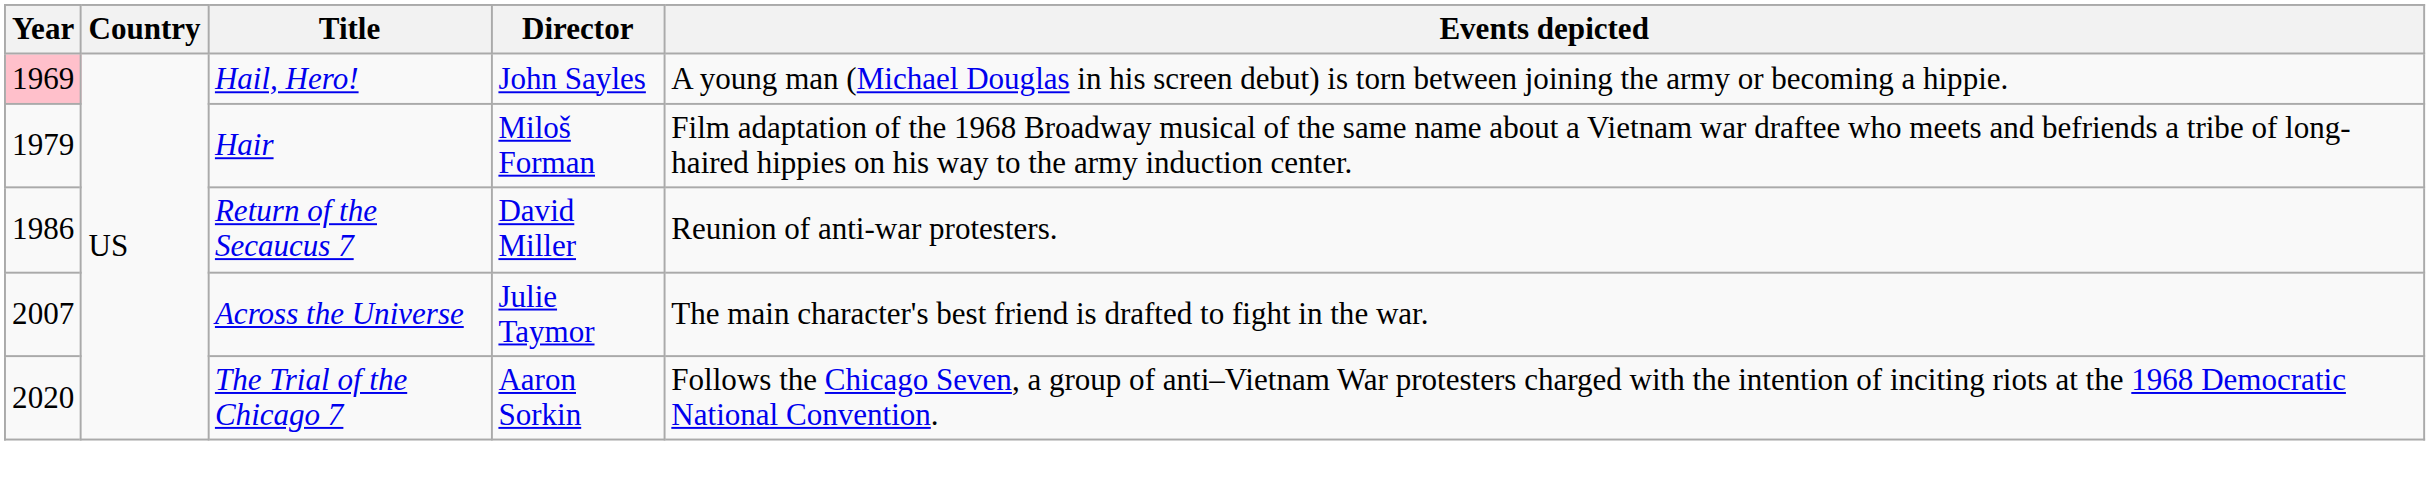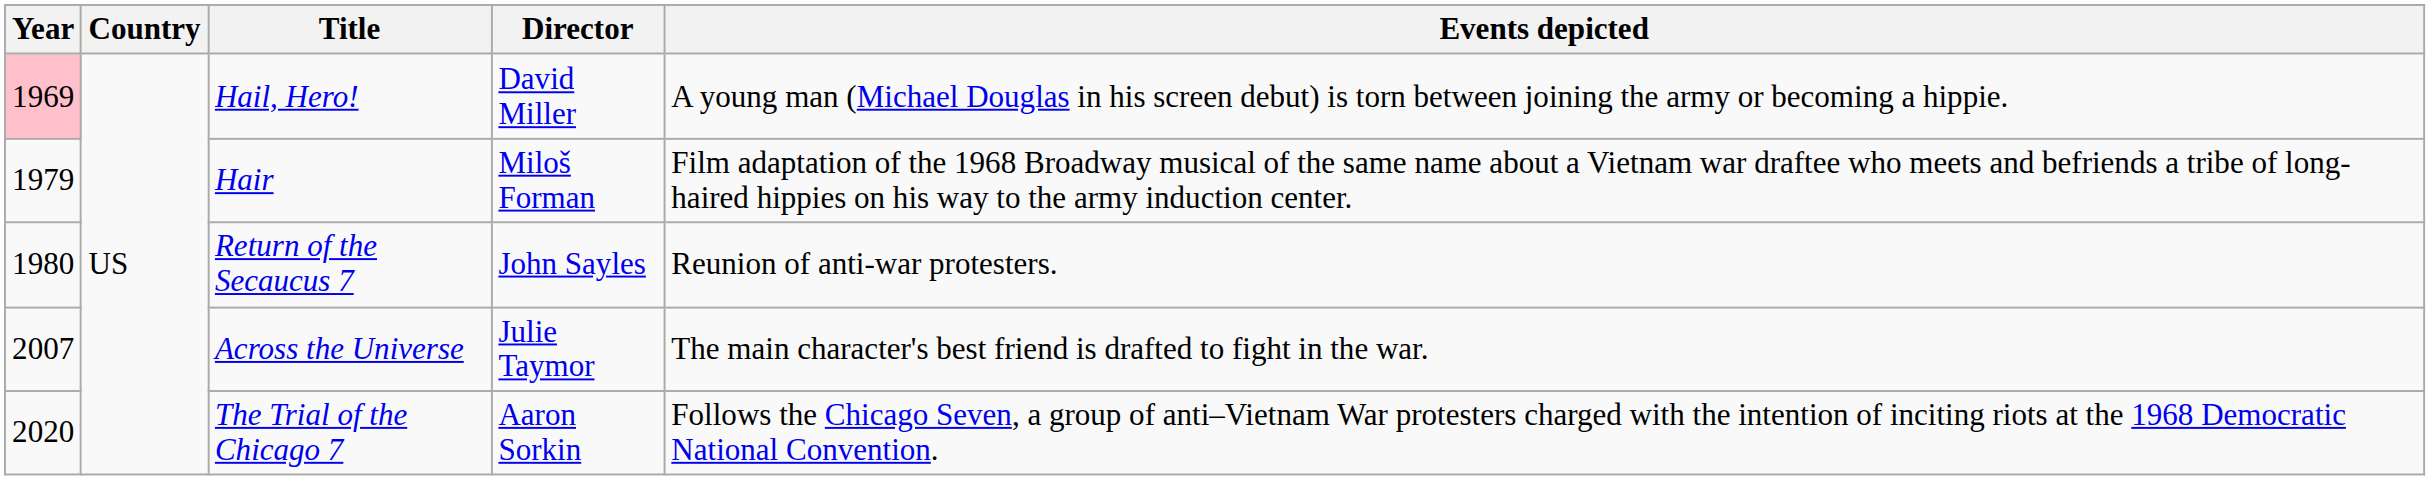(572, 78) John Sayles -> (537, 95) David Miller
(43, 229) 1986 -> (43, 264) 1980
(537, 229) David Miller -> (572, 264) John Sayles
